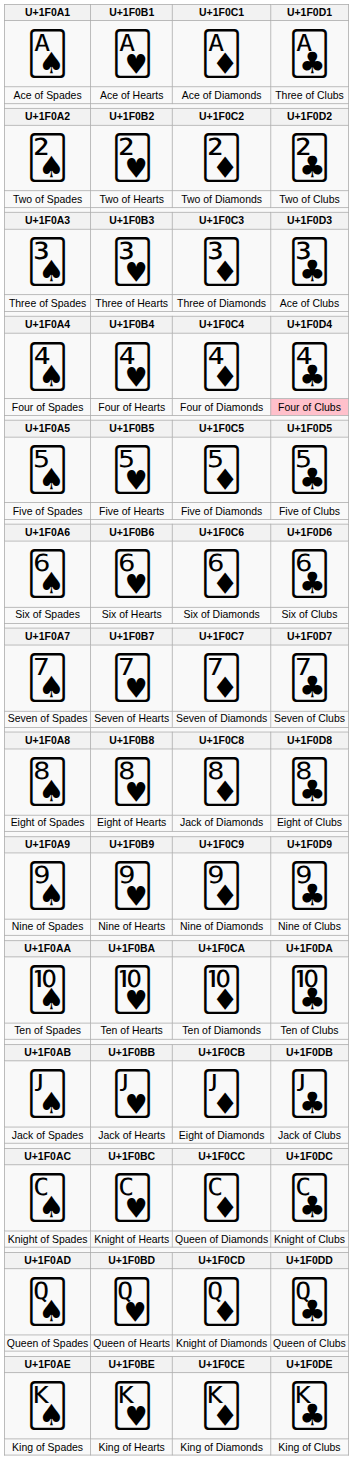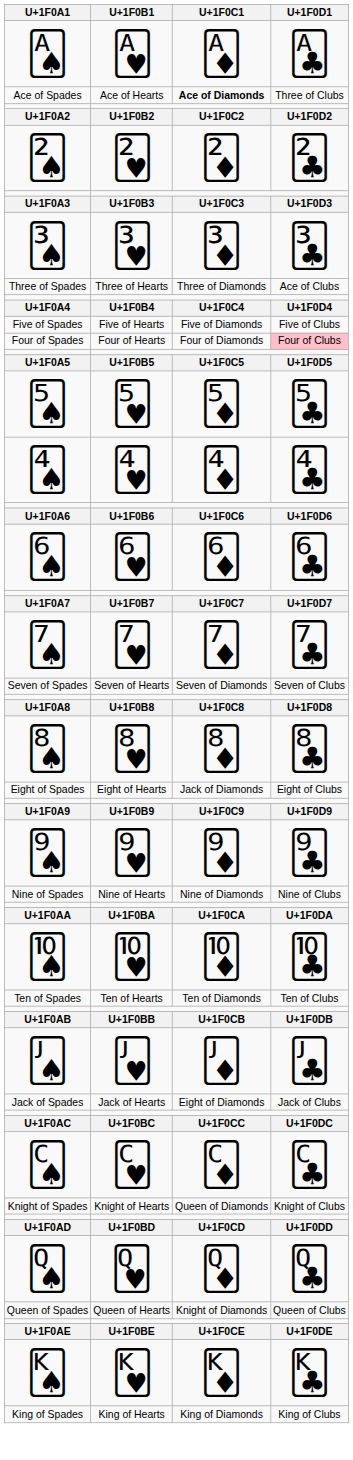(222, 95) normal -> (222, 95) bold
- row: (48, 199)
rows swapped: (48, 365) <-> (48, 511)
- row: (48, 615)
